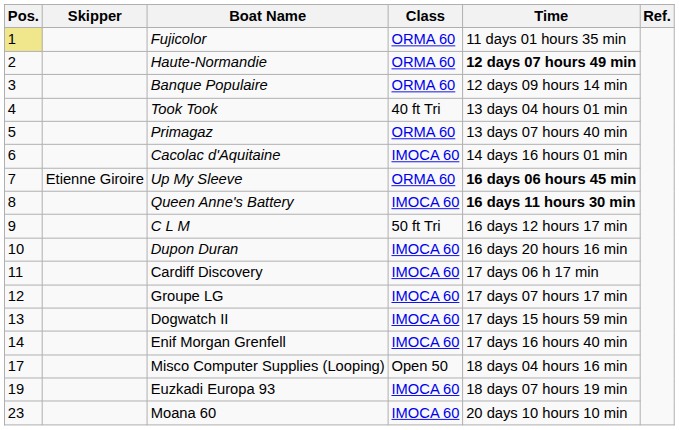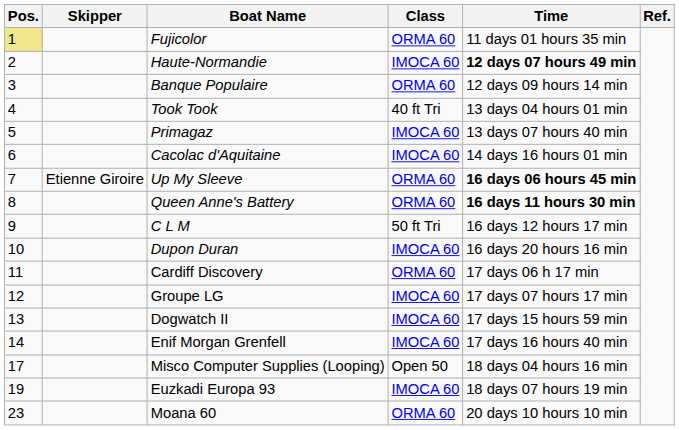(423, 62) ORMA 60 -> (425, 62) IMOCA 60
(423, 132) ORMA 60 -> (425, 132) IMOCA 60
(425, 202) IMOCA 60 -> (423, 202) ORMA 60
(425, 272) IMOCA 60 -> (423, 272) ORMA 60
(425, 413) IMOCA 60 -> (423, 413) ORMA 60
